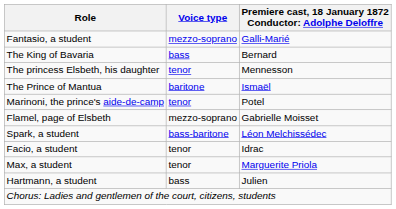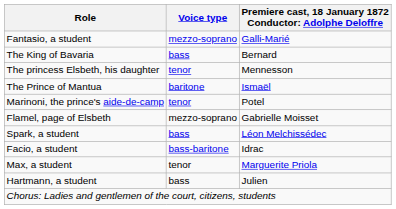(199, 133) bass-baritone -> (179, 133) bass
(180, 149) tenor -> (199, 149) bass-baritone
